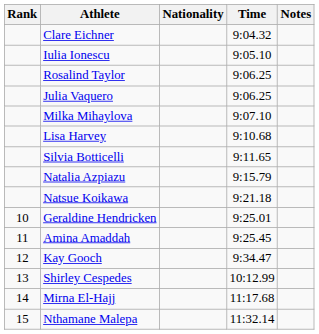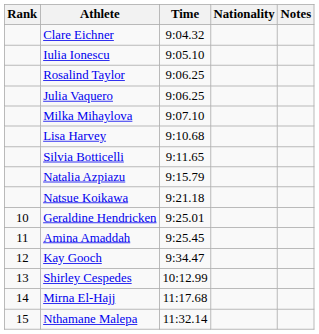columns swapped: (193, 14) <-> (252, 14)
